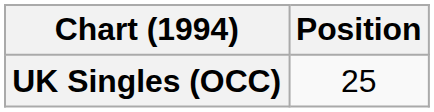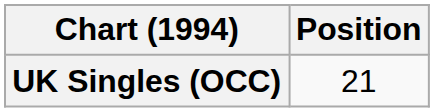(359, 80) 25 -> (359, 80) 21
